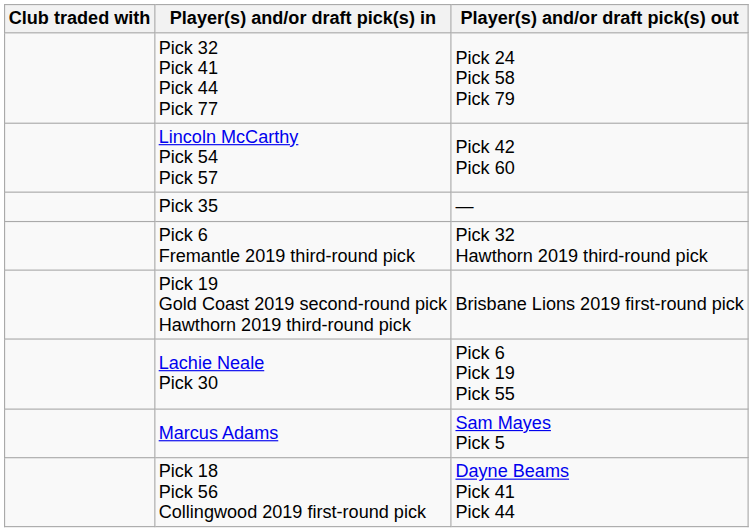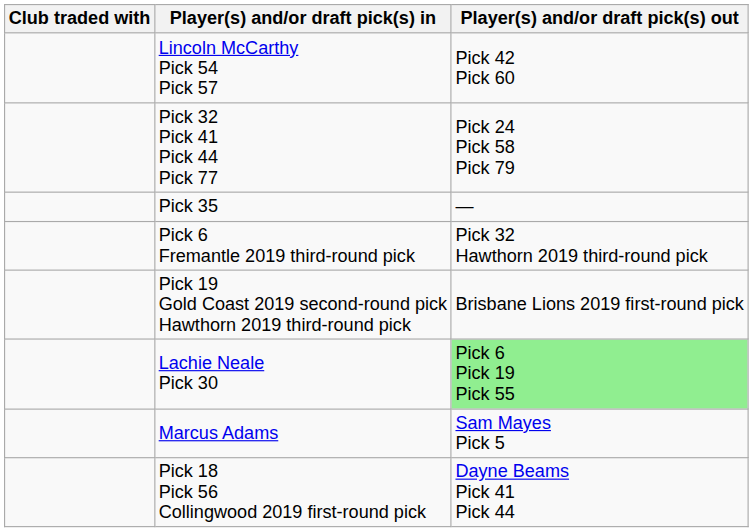rows swapped: (229, 157) <-> (188, 78)
(485, 373) no background -> (485, 373) lightgreen background
